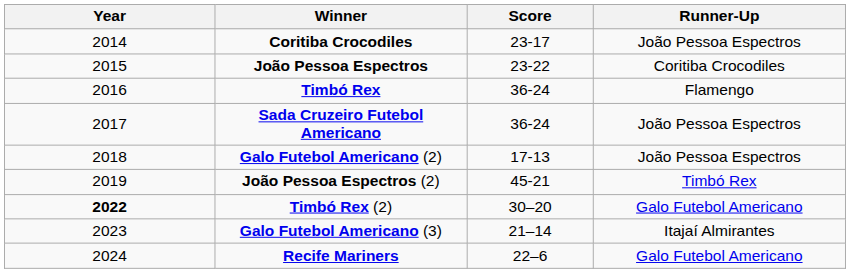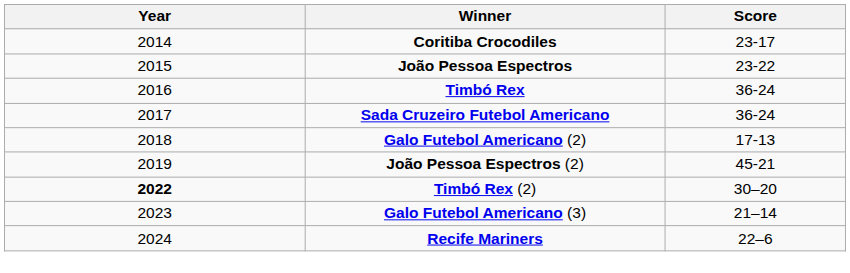- column: (719, 16)
